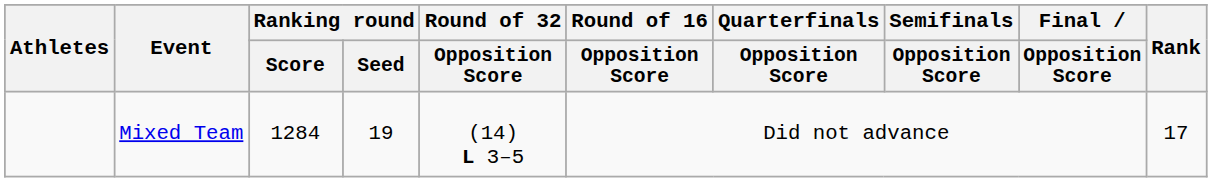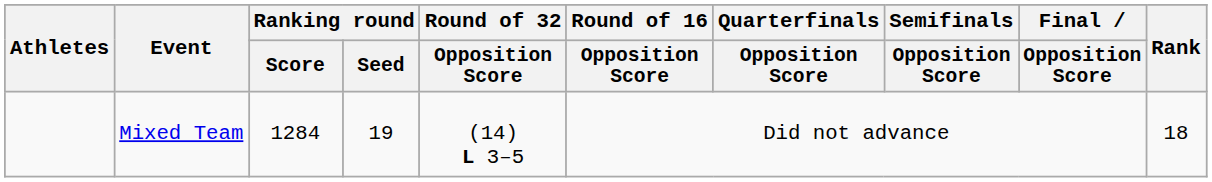(1176, 134) 17 -> (1176, 134) 18
